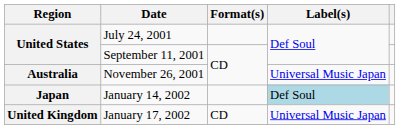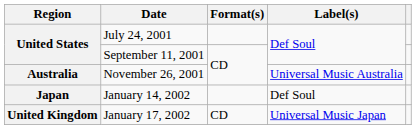(328, 74) Universal Music Japan -> (336, 74) Universal Music Australia
(293, 94) lightblue background -> (293, 94) no background
